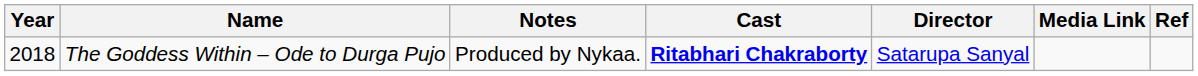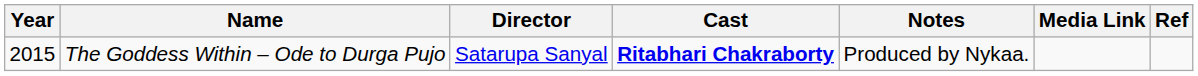columns swapped: (953, 20) <-> (548, 20)
(32, 53) 2018 -> (32, 53) 2015
